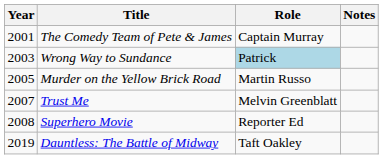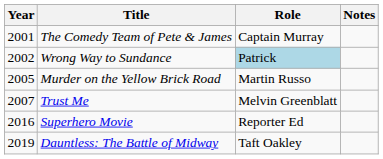(21, 57) 2003 -> (21, 57) 2002
(21, 121) 2008 -> (21, 121) 2016
